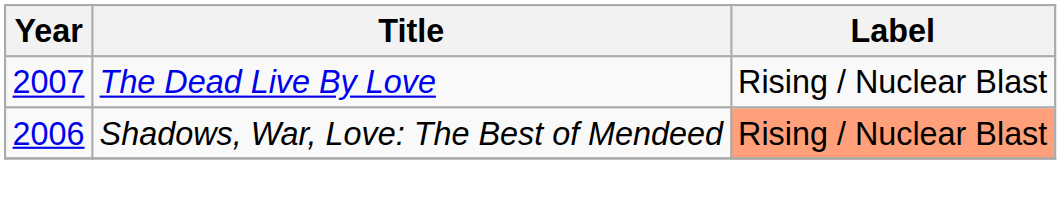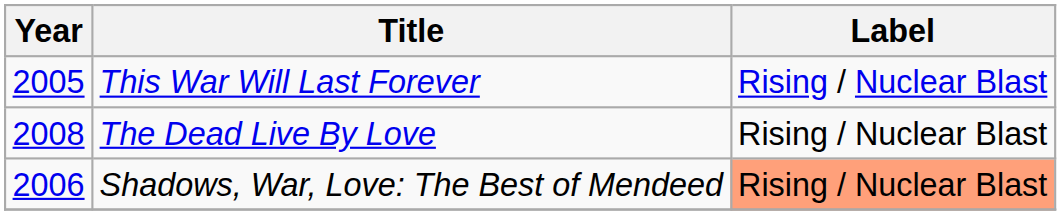+ row: (290, 82)
(49, 82) 2007 -> (49, 133) 2008
